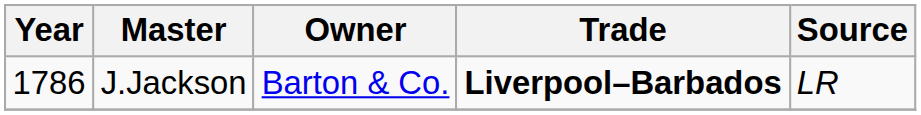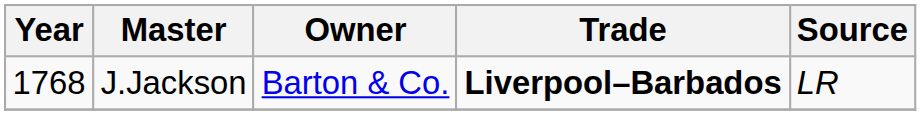(49, 82) 1786 -> (49, 82) 1768
